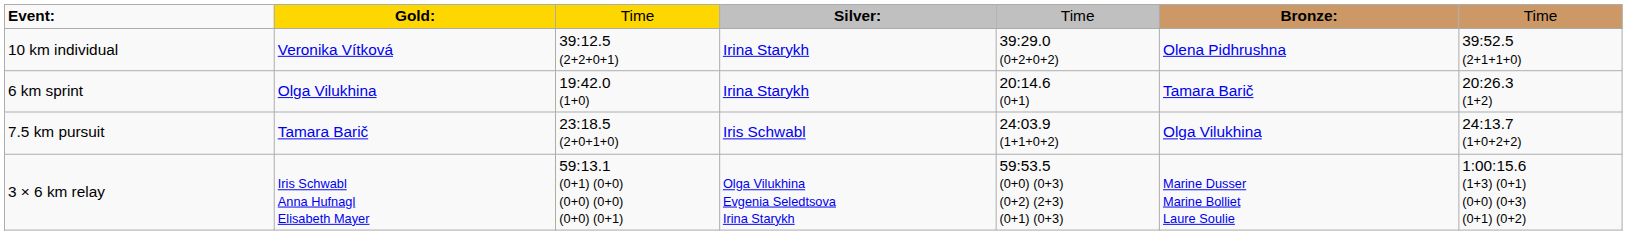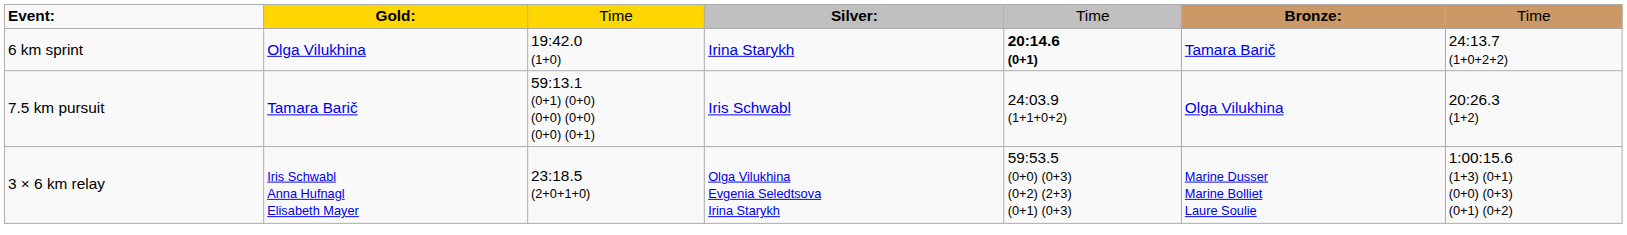- row: (63, 49)
(1025, 91) normal -> (1034, 49) bold
(1488, 91) 20:26.3 (1+2) -> (1478, 49) 24:13.7 (1+0+2+2)
(589, 132) 23:18.5 (2+0+1+0) -> (563, 108) 59:13.1 (0+1) (0+0) (0+0) (0+0) (0+0) (0+1)
(1492, 132) 24:13.7 (1+0+2+2) -> (1474, 108) 20:26.3 (1+2)
(591, 191) 59:13.1 (0+1) (0+0) (0+0) (0+0) (0+0) (0+1) -> (561, 184) 23:18.5 (2+0+1+0)
